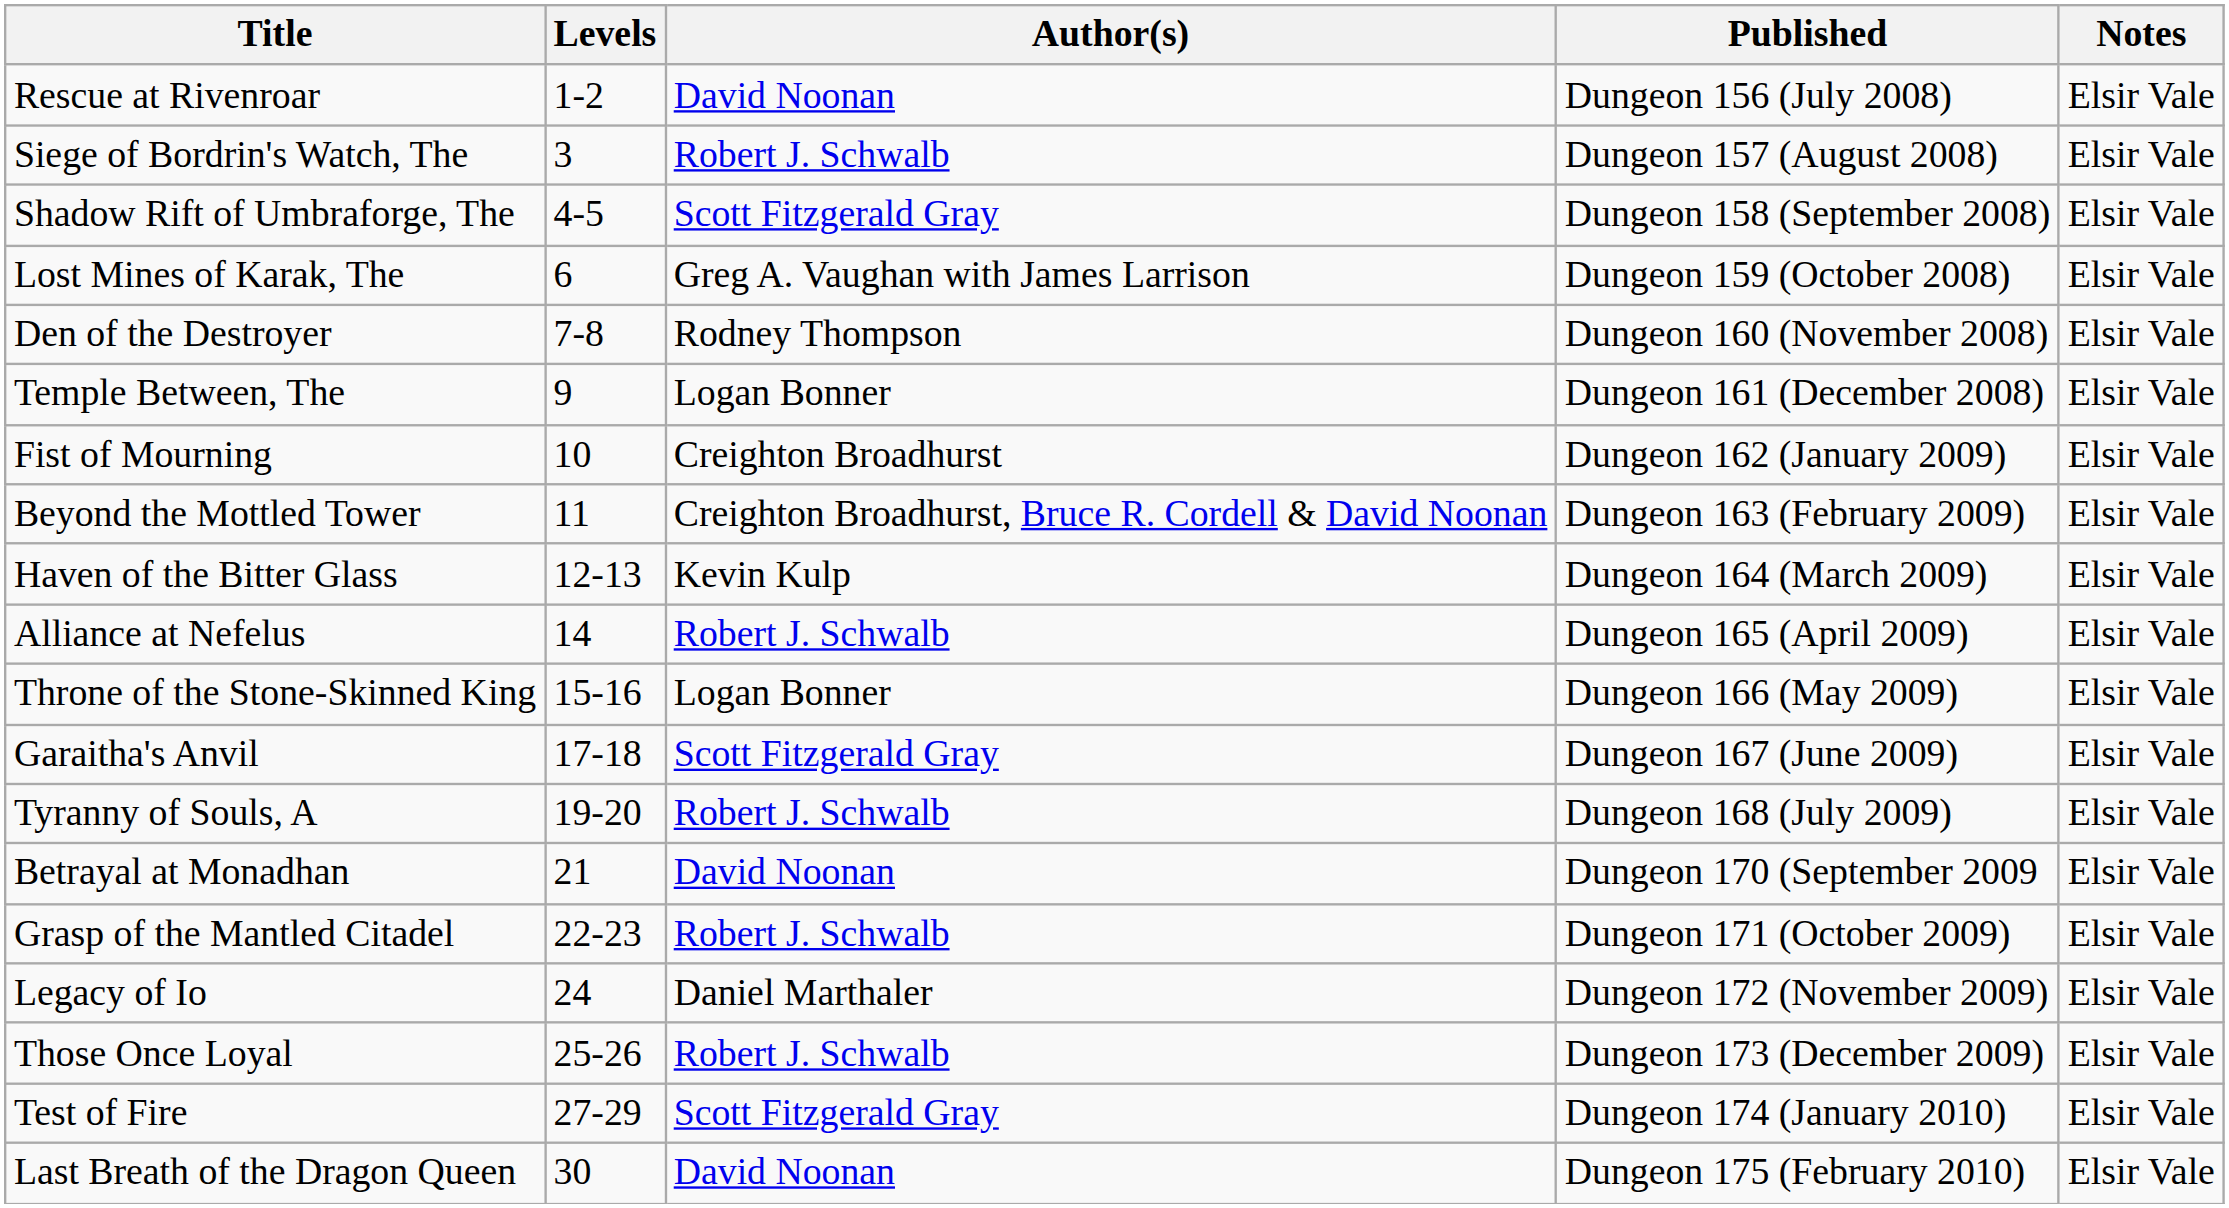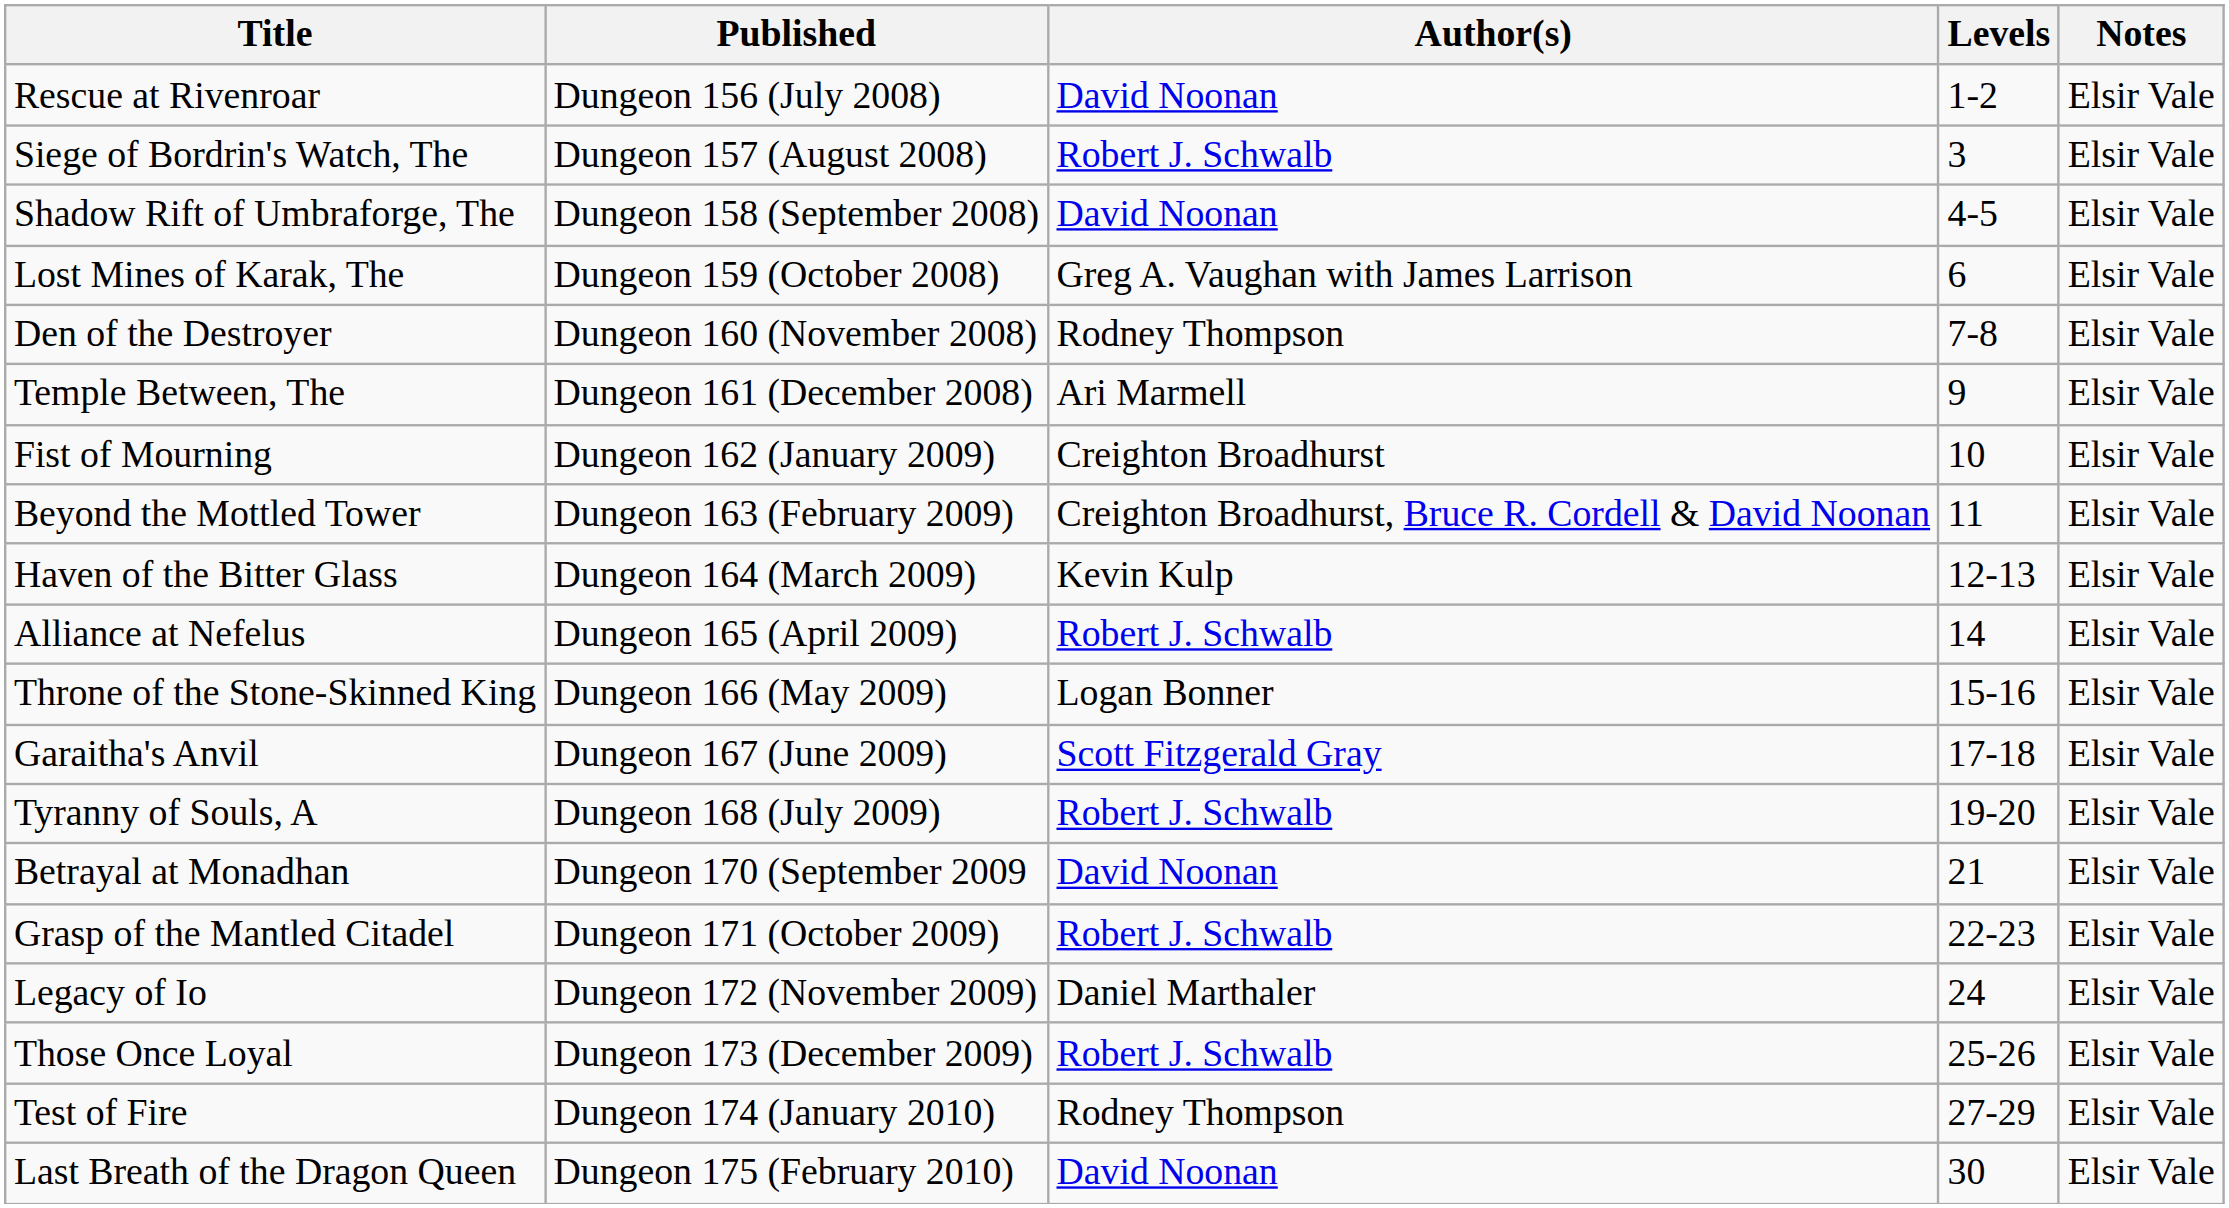columns swapped: (605, 34) <-> (1808, 34)
(836, 214) Scott Fitzgerald Gray -> (1167, 214) David Noonan
(782, 393) Logan Bonner -> (1151, 393) Ari Marmell
(836, 1112) Scott Fitzgerald Gray -> (1200, 1112) Rodney Thompson
